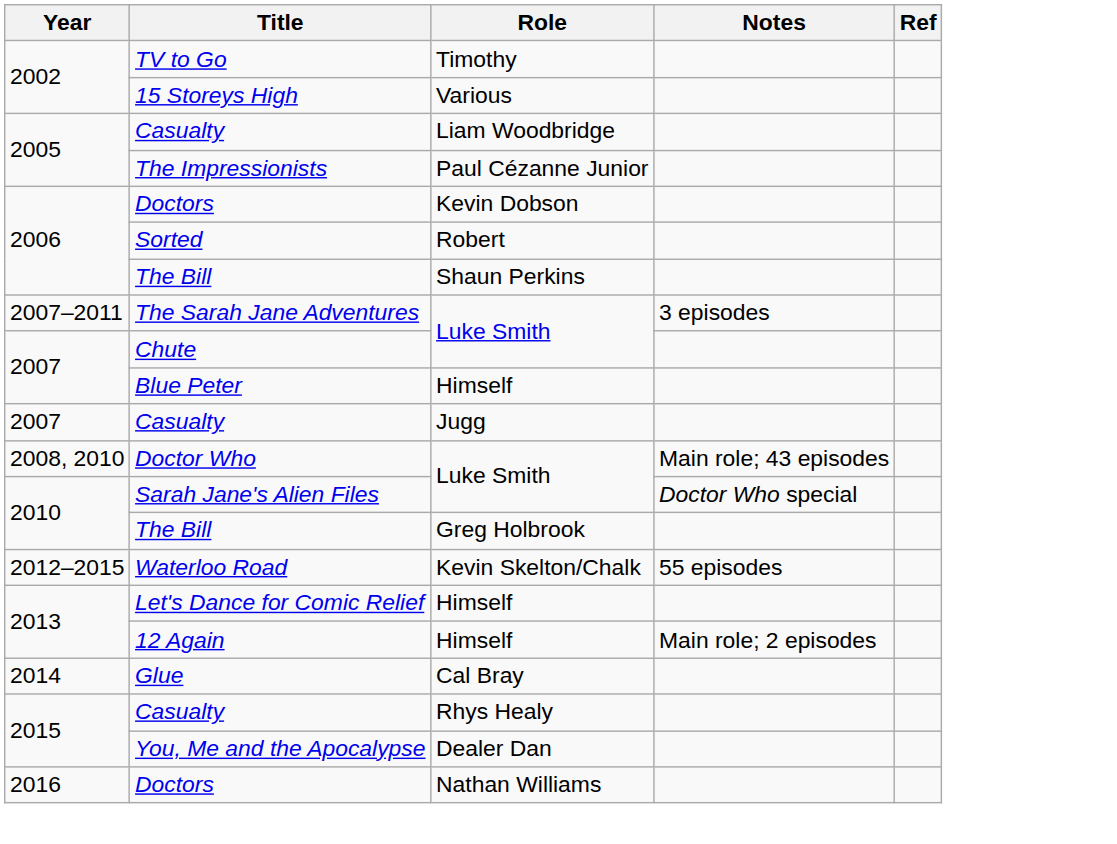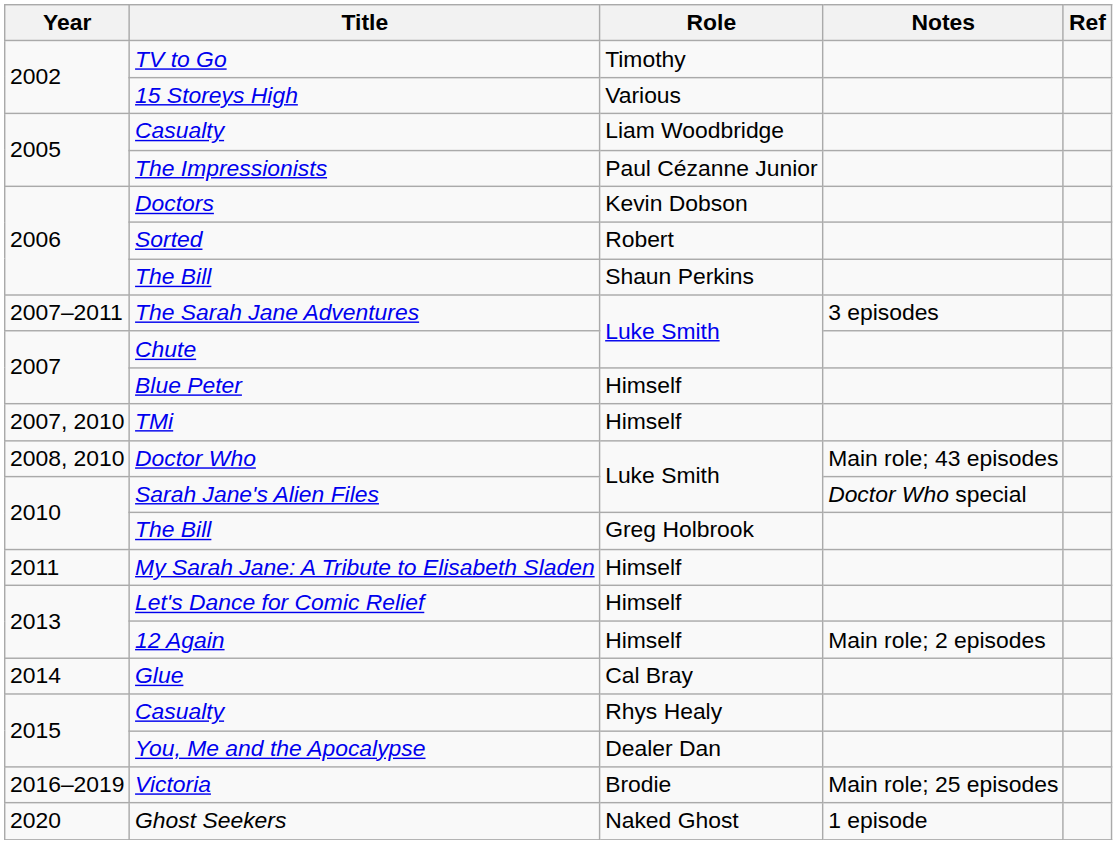+ row: (154, 421)
- row: (180, 421)
+ row: (365, 566)
- row: (211, 566)
+ row: (173, 784)
- row: (174, 784)
+ row: (211, 820)
